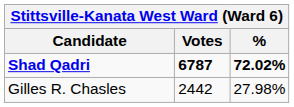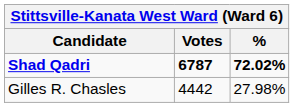(195, 89) 2442 -> (195, 89) 4442
